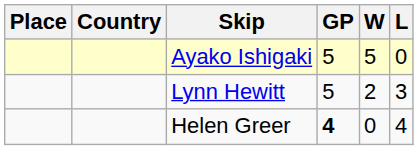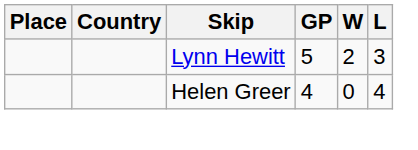- row: (242, 56)
(328, 126) bold -> (307, 91) normal
